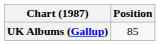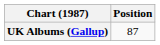(133, 31) 85 -> (133, 31) 87
